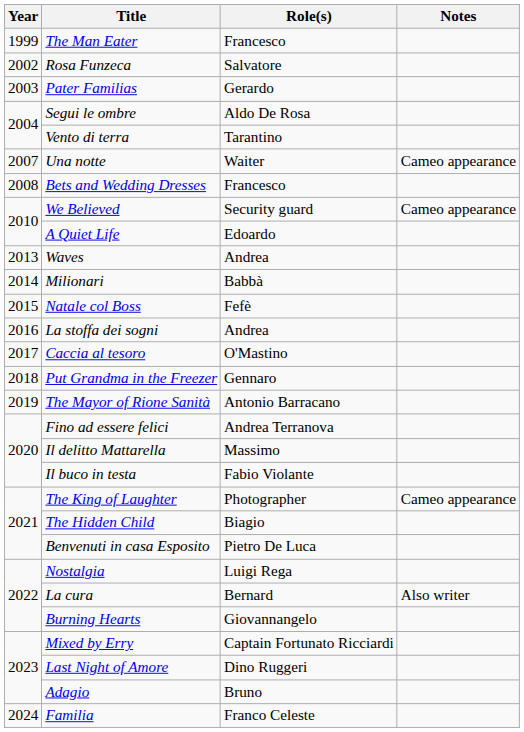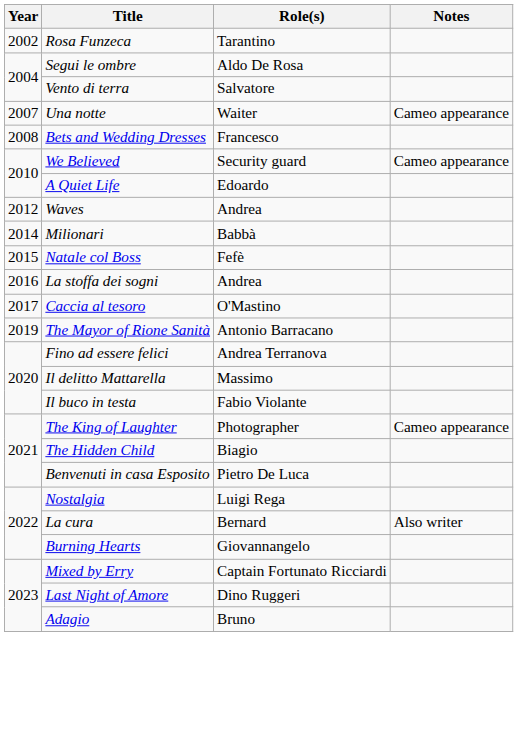- row: (91, 40)
(253, 64) Salvatore -> (246, 40) Tarantino
- row: (91, 88)
(253, 137) Tarantino -> (246, 88) Salvatore
(23, 257) 2013 -> (23, 209) 2012
- row: (131, 378)
- row: (69, 715)
